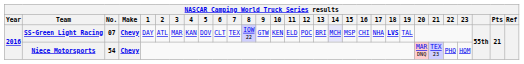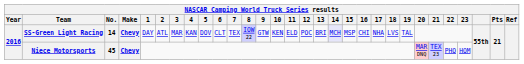(112, 33) 07 -> (112, 33) 14
(393, 33) bold -> (393, 33) normal
(112, 50) 54 -> (112, 50) 45
